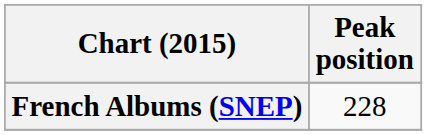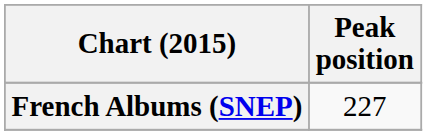(365, 105) 228 -> (365, 105) 227
